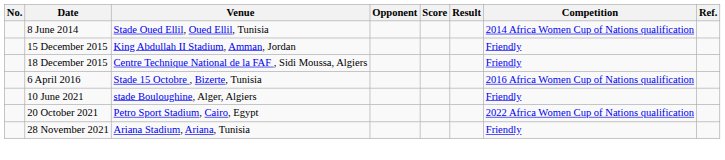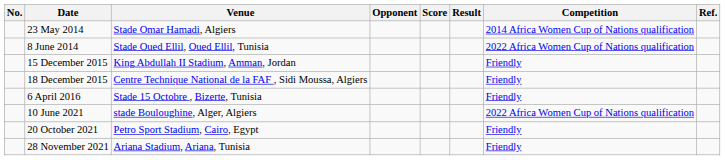+ row: (55, 29)
(590, 29) 2014 Africa Women Cup of Nations qualification -> (590, 46) 2022 Africa Women Cup of Nations qualification
(590, 79) 2016 Africa Women Cup of Nations qualification -> (504, 96) Friendly
(504, 96) Friendly -> (590, 113) 2022 Africa Women Cup of Nations qualification
(590, 113) 2022 Africa Women Cup of Nations qualification -> (504, 130) Friendly
